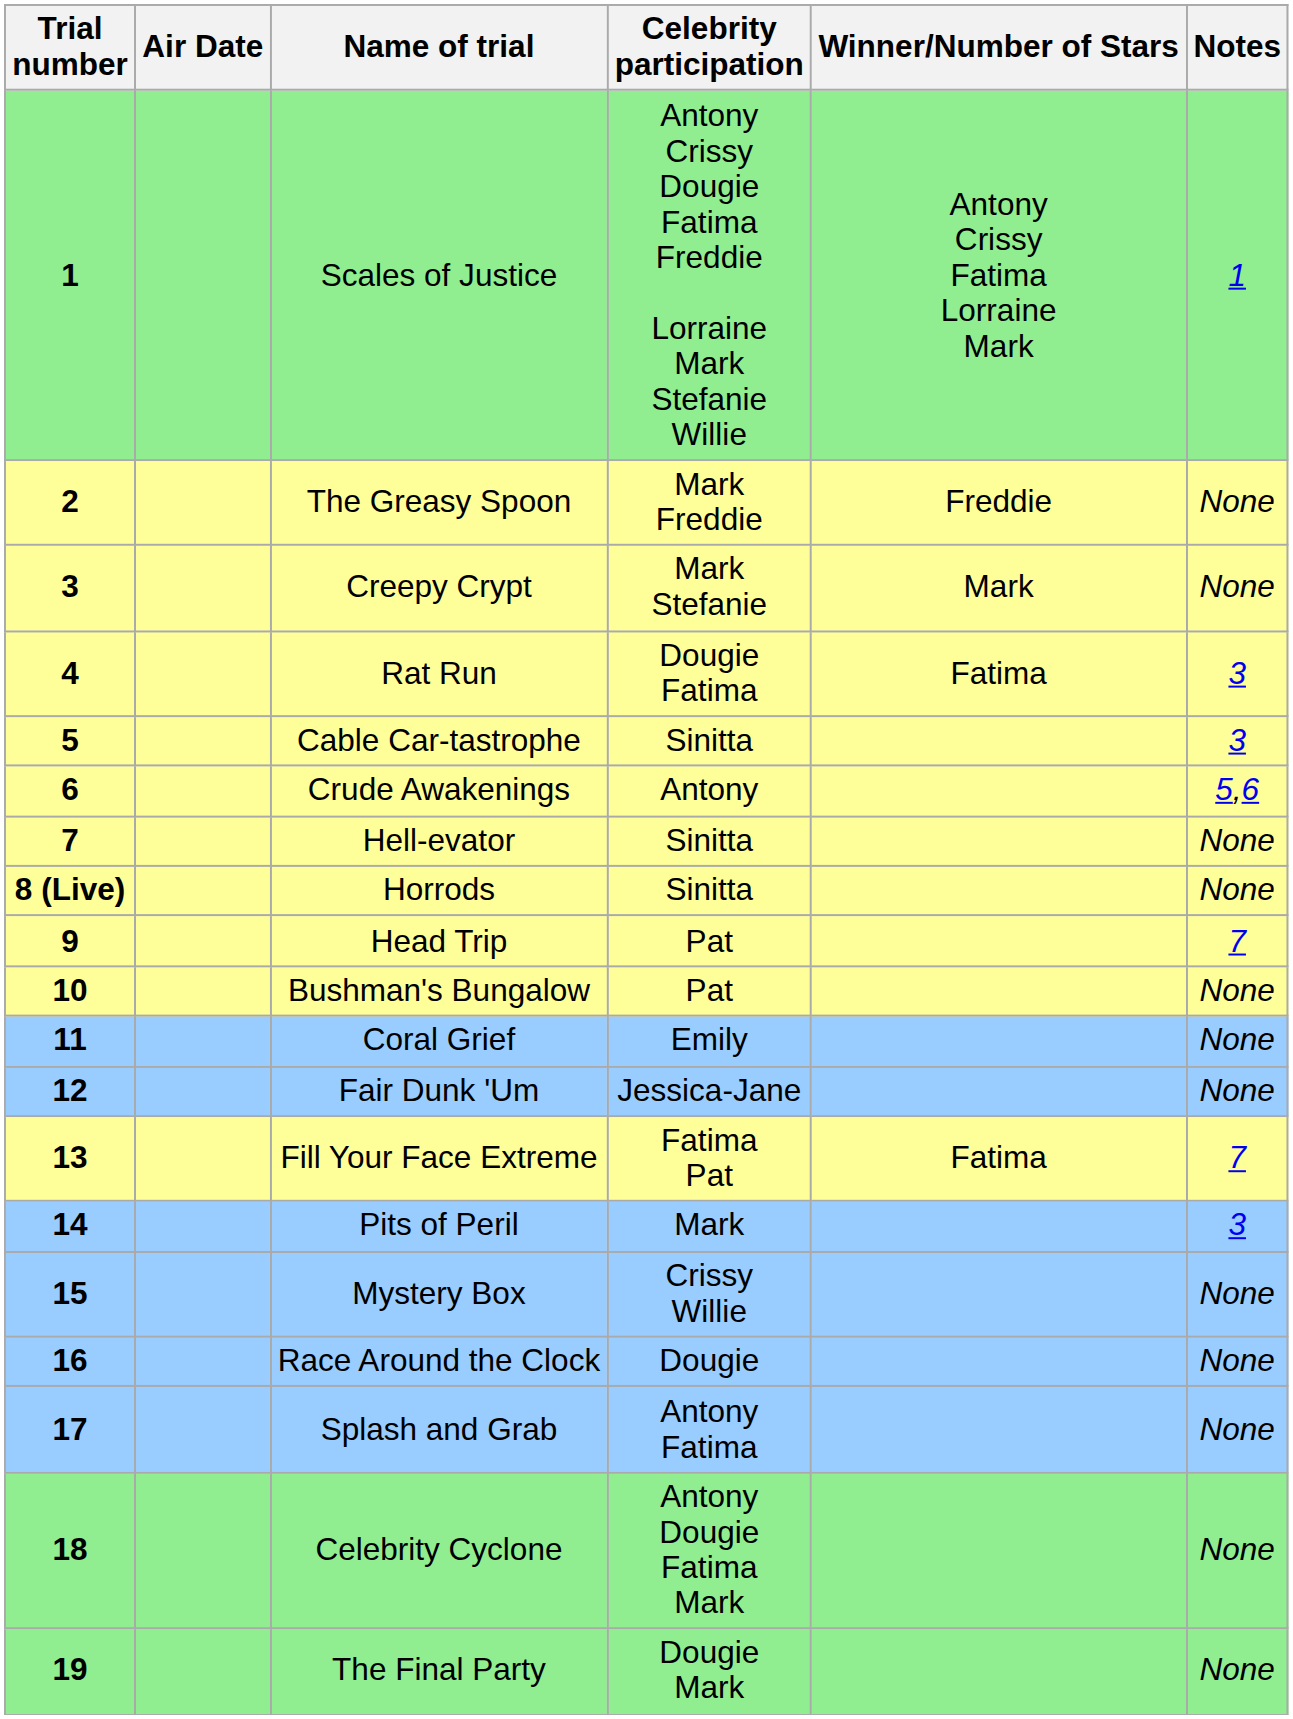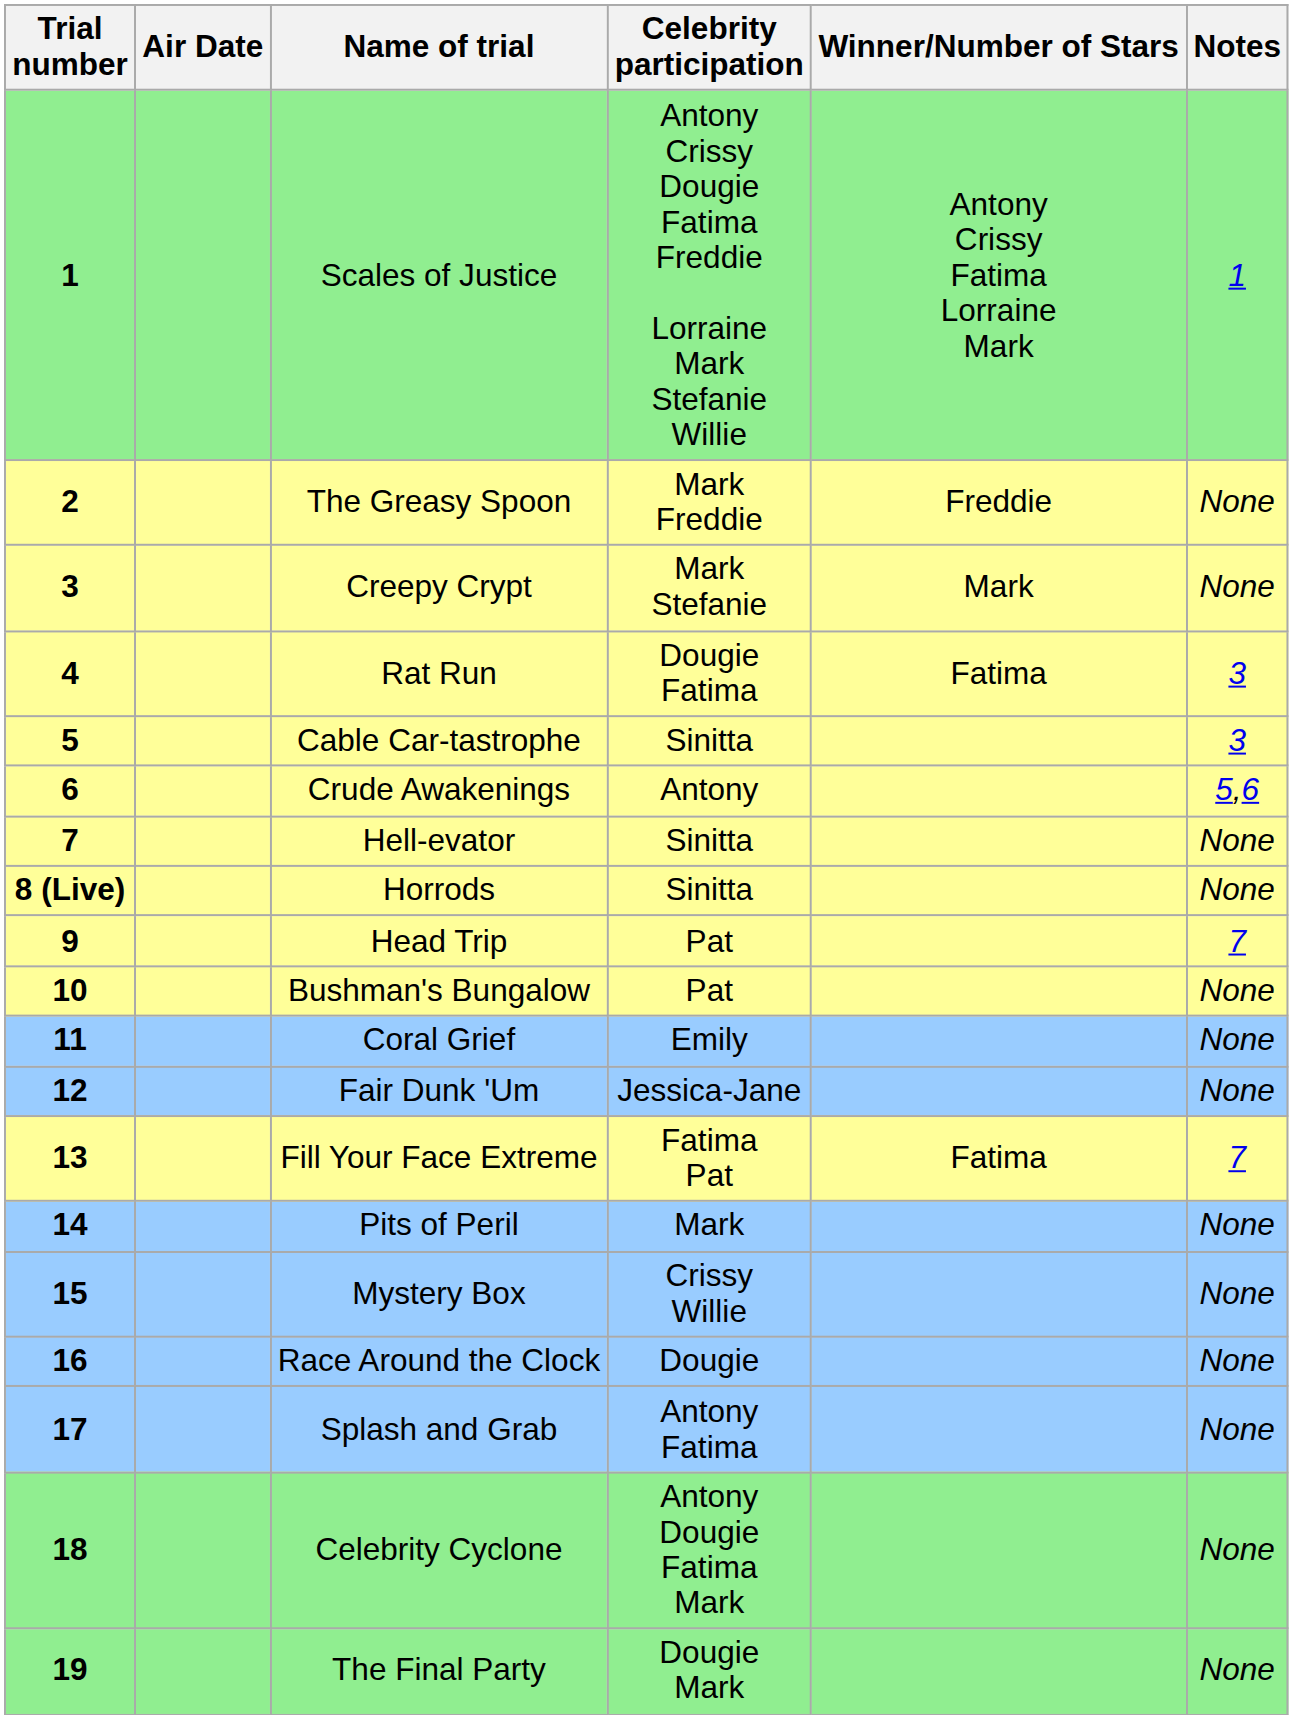(1237, 1225) 3 -> (1237, 1225) None
